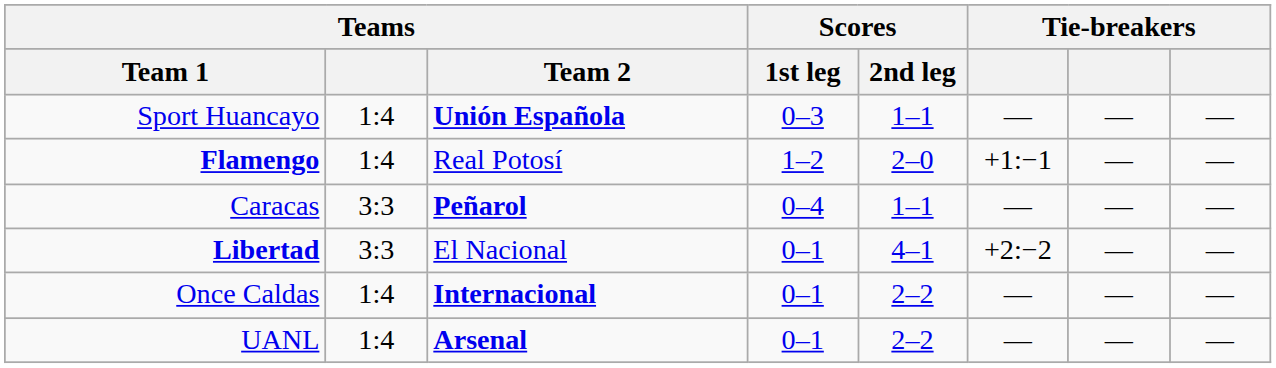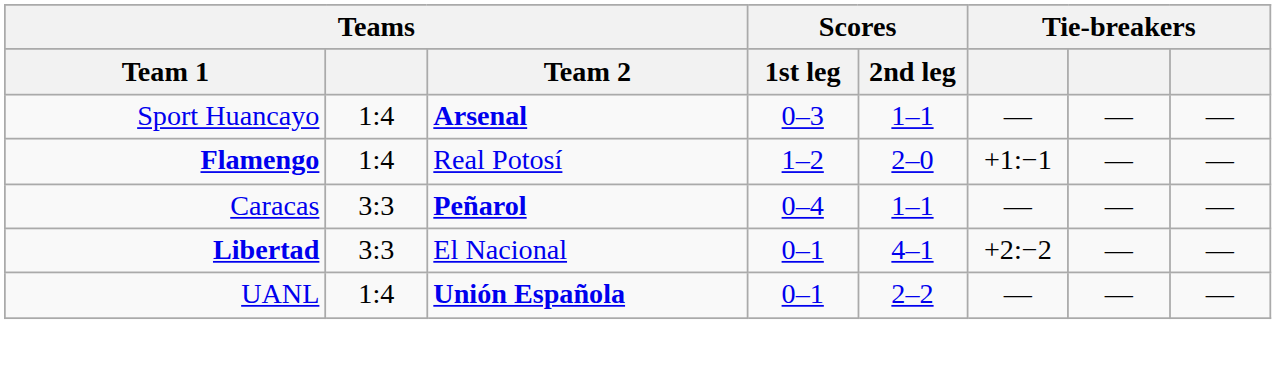(529, 116) Unión Española -> (480, 116) Arsenal
- row: (248, 294)
(480, 339) Arsenal -> (529, 294) Unión Española
